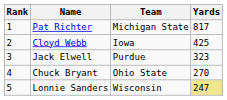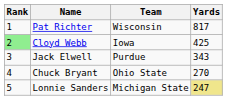(151, 27) Michigan State -> (137, 27) Wisconsin
(9, 42) no background -> (9, 42) lightgreen background
(201, 57) 323 -> (201, 57) 343
(137, 87) Wisconsin -> (151, 87) Michigan State
